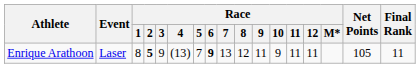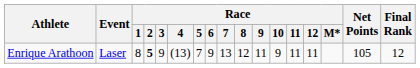(211, 53) bold -> (211, 53) normal
(398, 53) 11 -> (398, 53) 12
